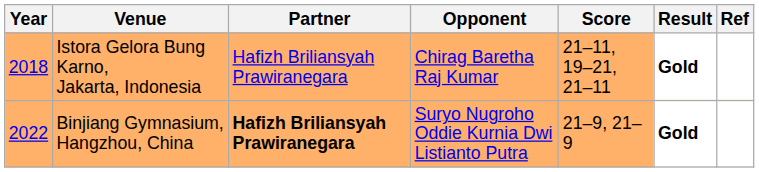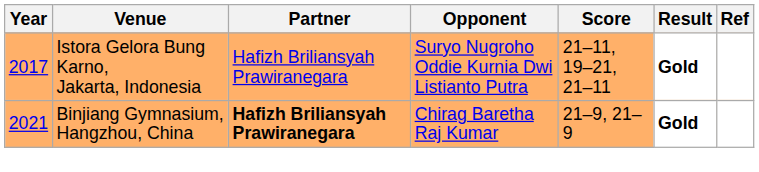(28, 67) 2018 -> (28, 67) 2017
(474, 67) Chirag Baretha Raj Kumar -> (484, 67) Suryo Nugroho Oddie Kurnia Dwi Listianto Putra
(28, 134) 2022 -> (28, 124) 2021
(484, 134) Suryo Nugroho Oddie Kurnia Dwi Listianto Putra -> (474, 124) Chirag Baretha Raj Kumar
